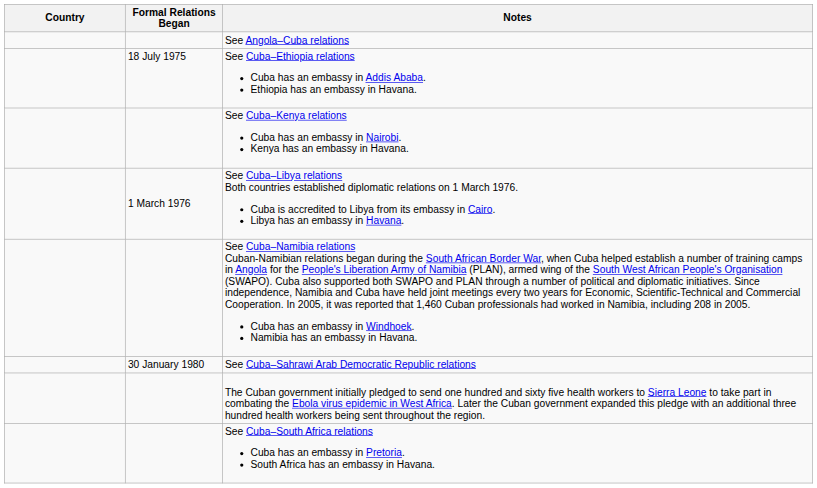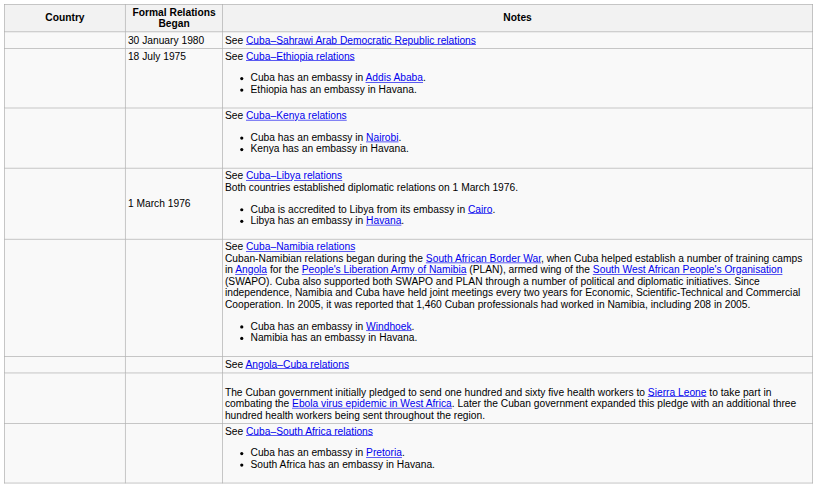rows swapped: (287, 40) <-> (350, 364)
